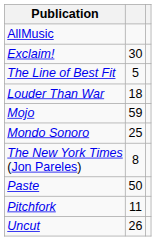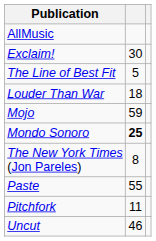(135, 133) normal -> (135, 133) bold
(135, 186) 50 -> (135, 186) 55
(135, 226) 26 -> (135, 226) 46
